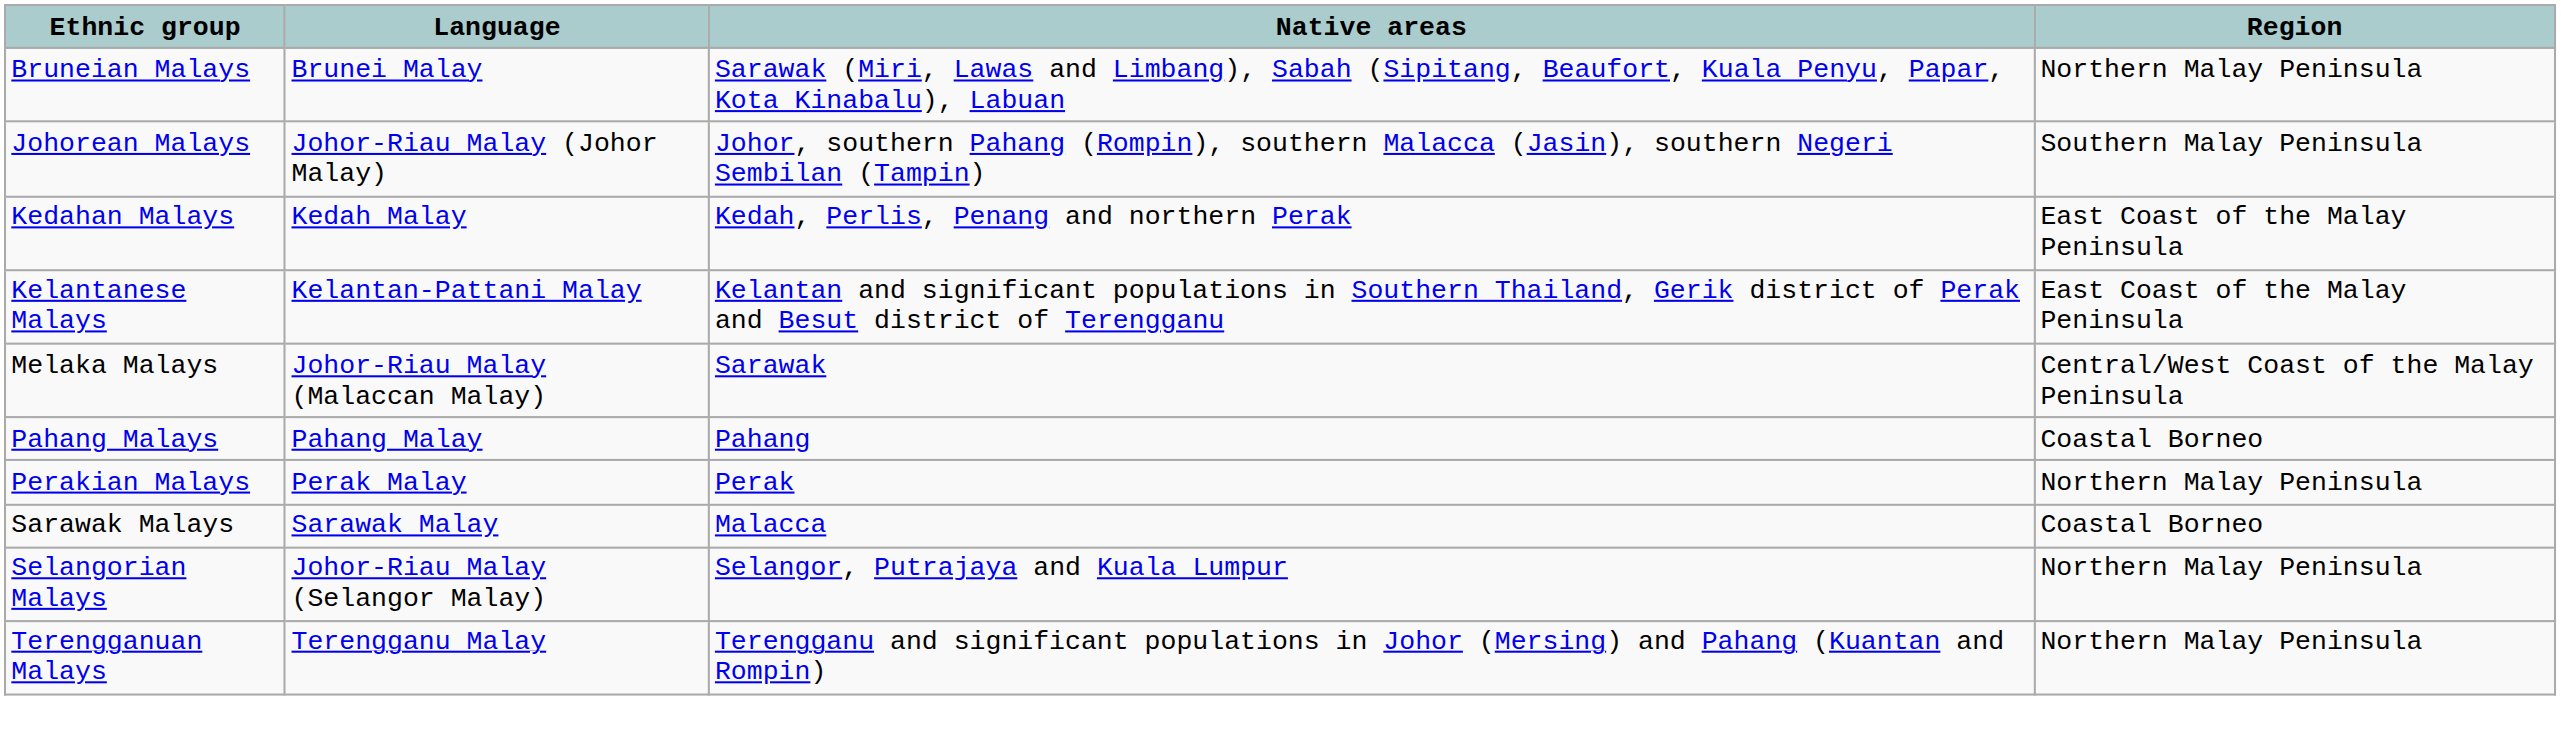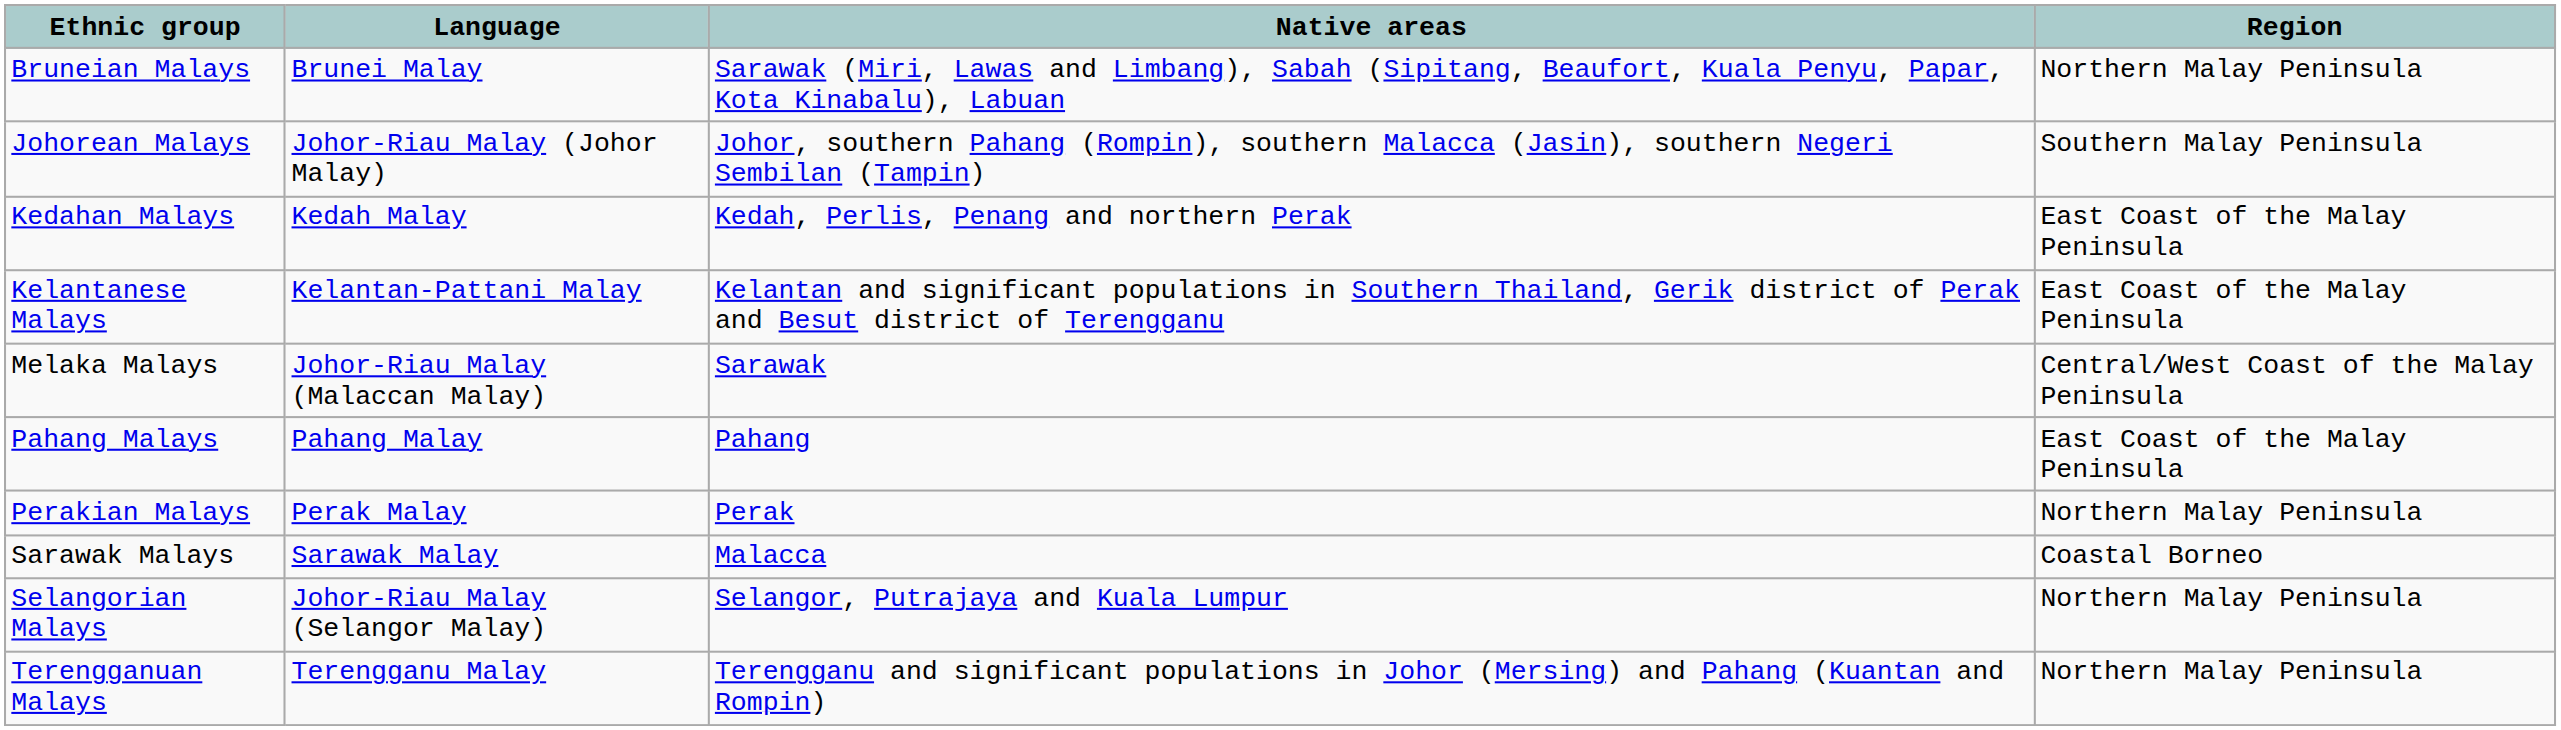(2152, 439) Coastal Borneo -> (2223, 454) East Coast of the Malay Peninsula
